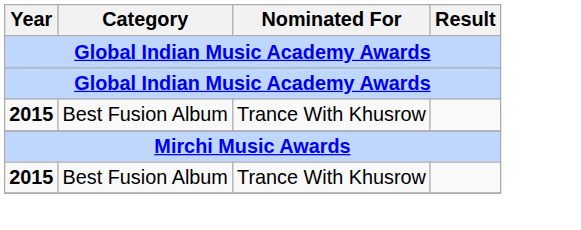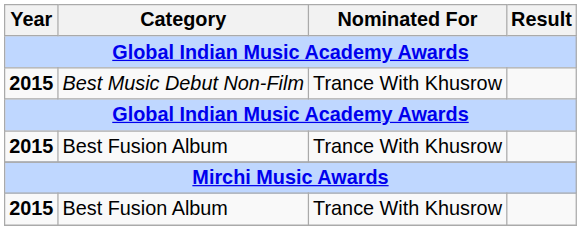+ row: (31, 83)
